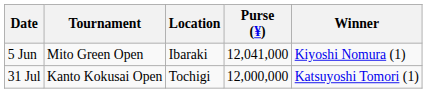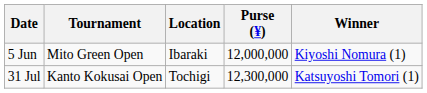(258, 54) 12,041,000 -> (258, 54) 12,000,000
(258, 77) 12,000,000 -> (258, 77) 12,300,000
